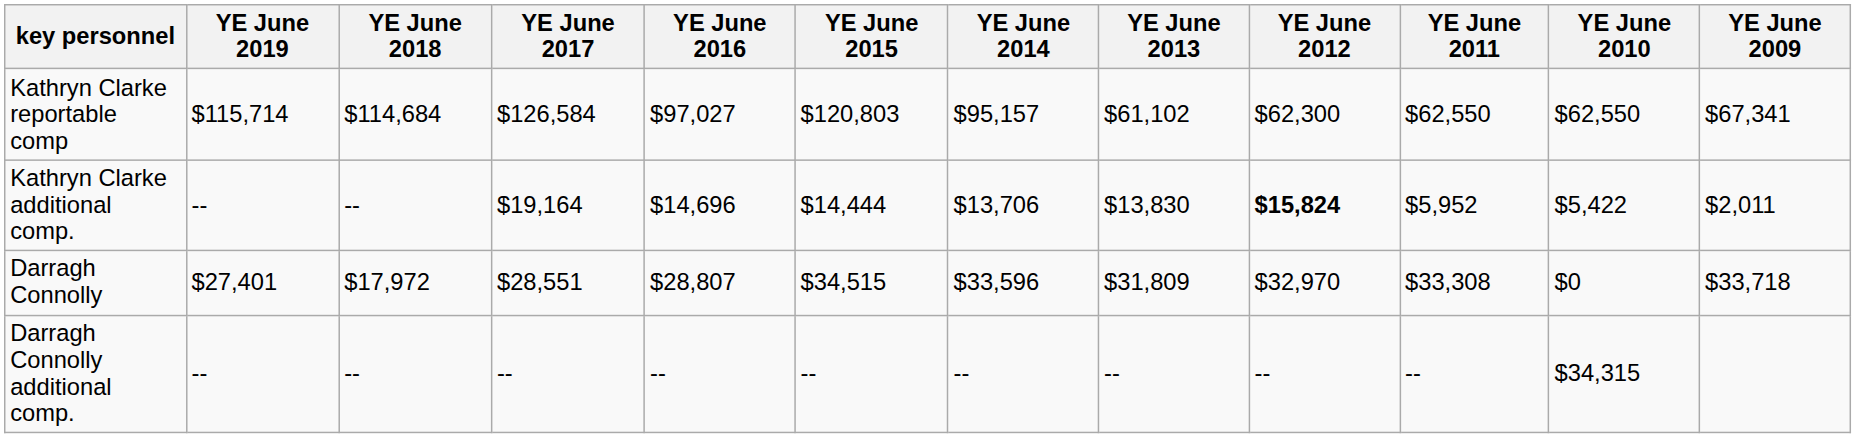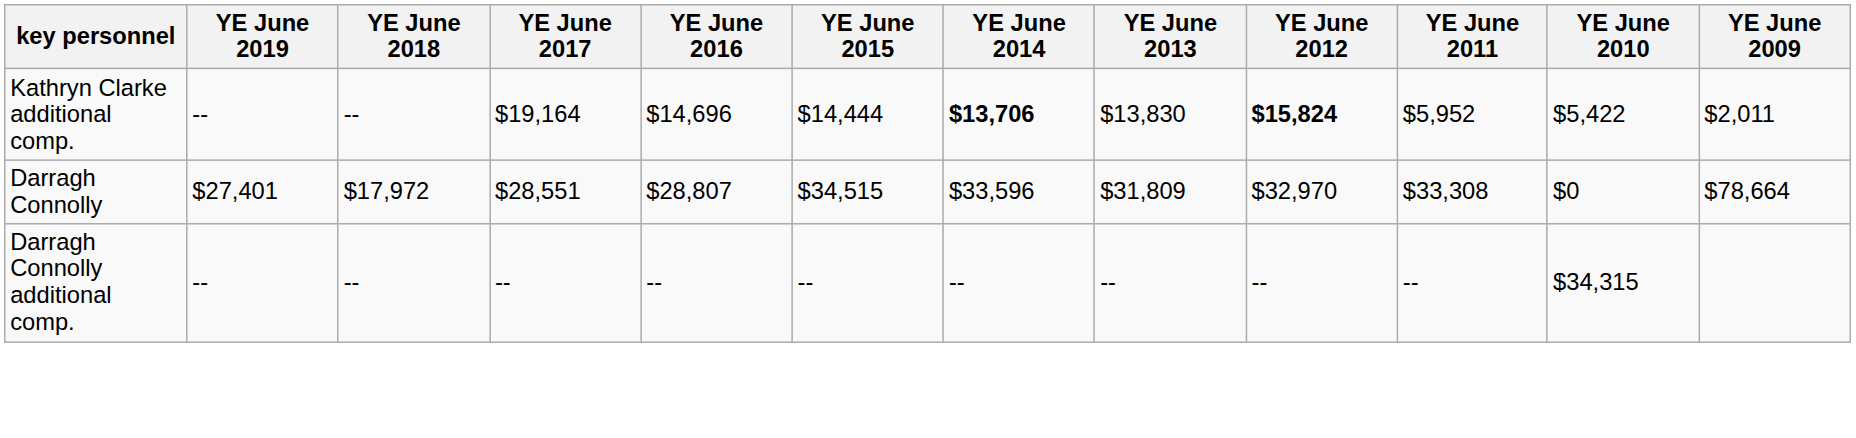- row: (89, 114)
(996, 204) normal -> (992, 114) bold
(1748, 282) $33,718 -> (1747, 191) $78,664
